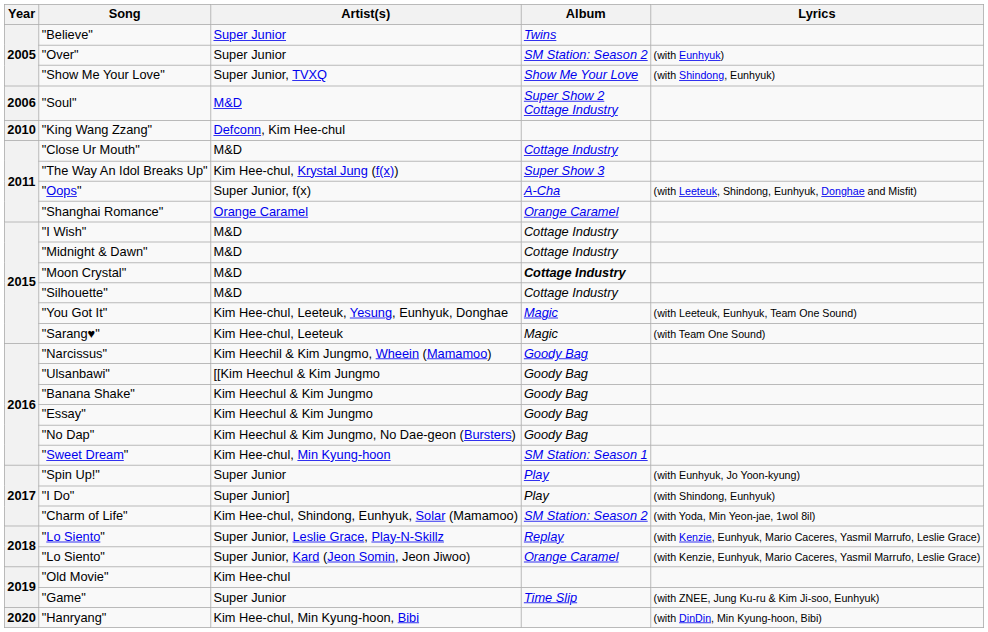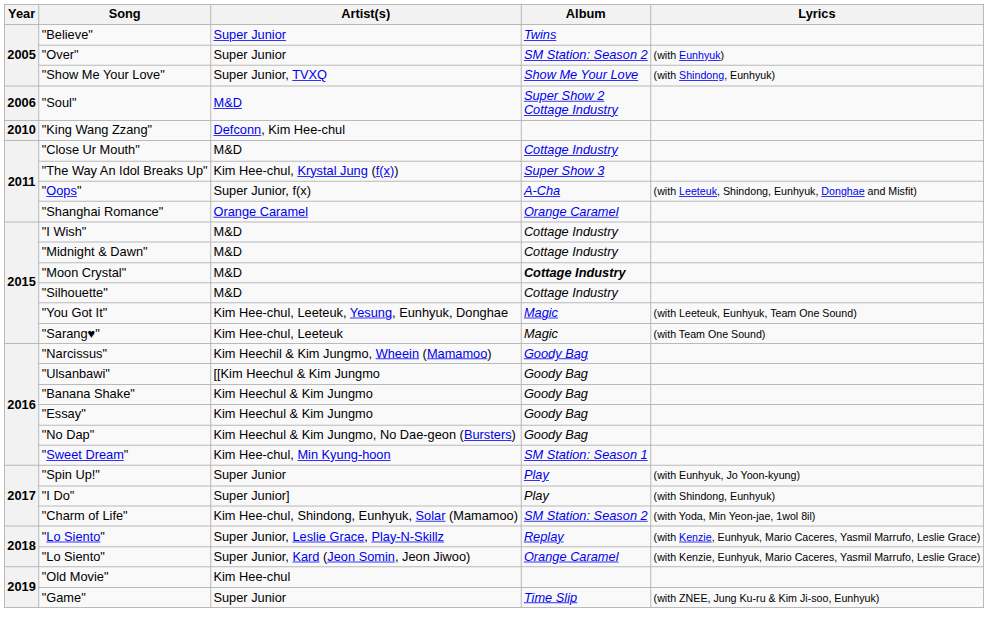- row: (74, 617)
